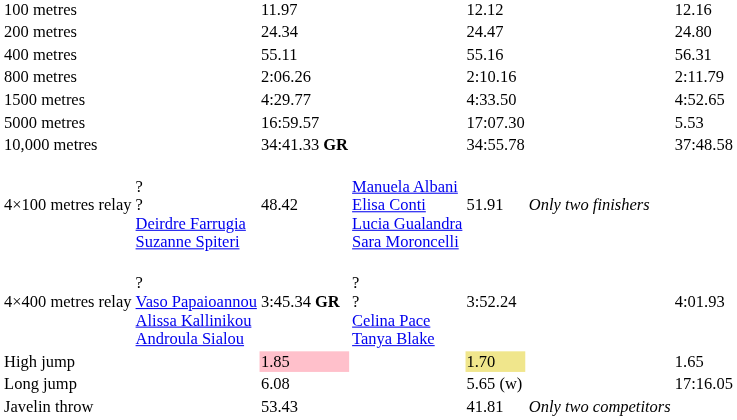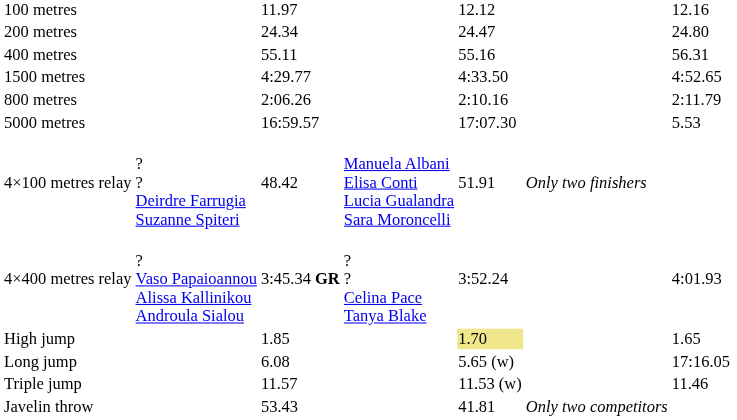rows swapped: (40, 77) <-> (45, 99)
- row: (51, 145)
(275, 361) pink background -> (275, 338) no background
+ row: (43, 384)
